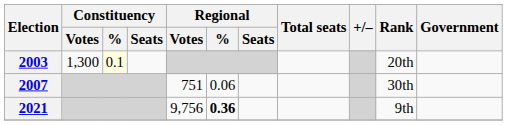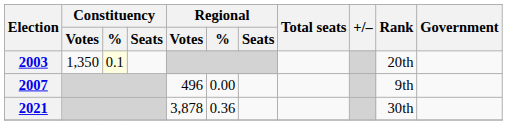(83, 62) 1,300 -> (83, 62) 1,350
(192, 85) 751 -> (192, 85) 496
(223, 85) 0.06 -> (223, 85) 0.00
(401, 85) 30th -> (404, 85) 9th
(187, 108) 9,756 -> (187, 108) 3,878
(223, 108) bold -> (223, 108) normal
(404, 108) 9th -> (401, 108) 30th
